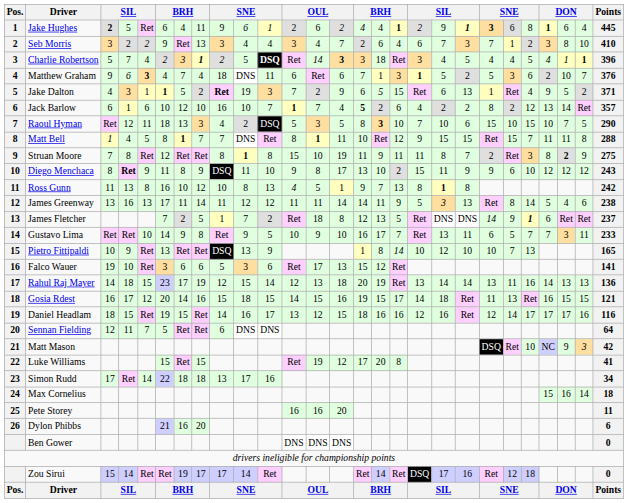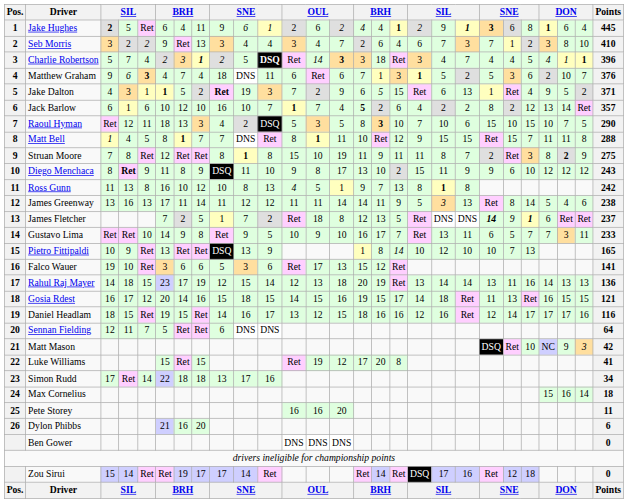(467, 59) 5 -> (467, 59) 7
(491, 219) normal -> (491, 219) bold
